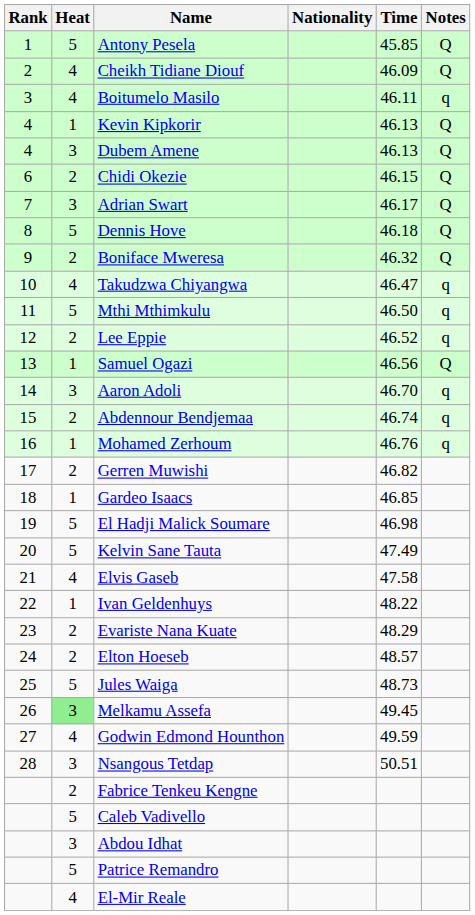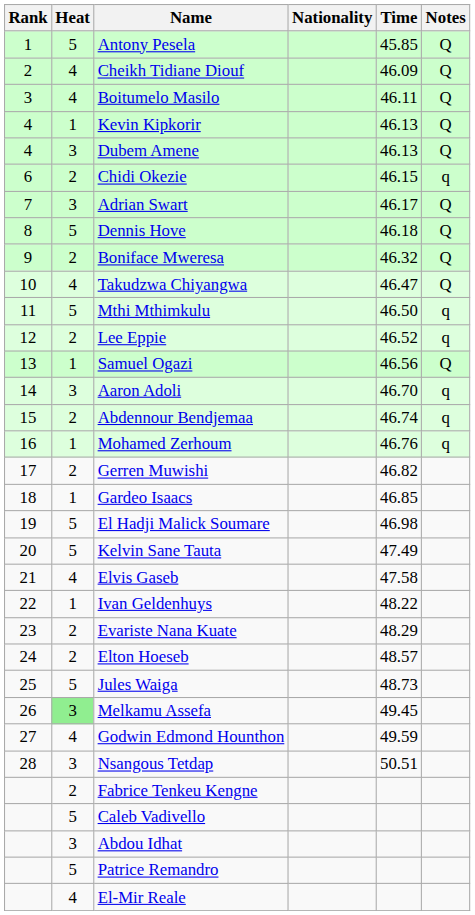(446, 97) q -> (446, 97) Q
(446, 177) Q -> (446, 177) q
(446, 284) q -> (446, 284) Q
